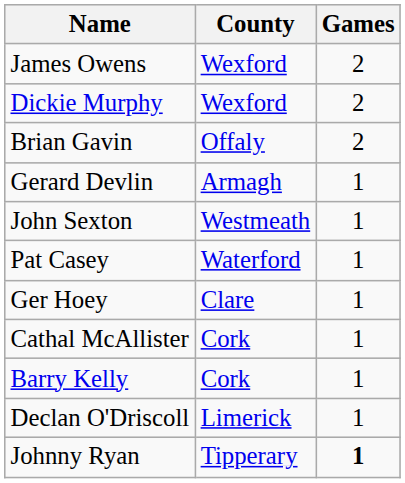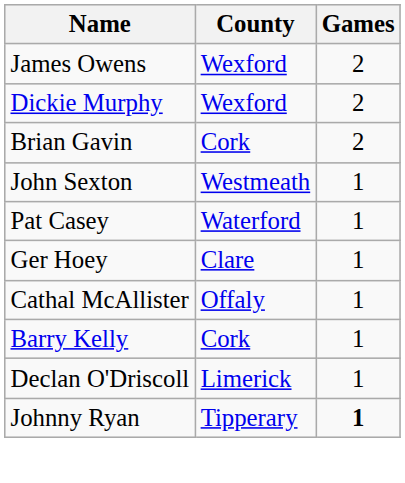(233, 142) Offaly -> (225, 142) Cork
- row: (82, 181)
(225, 338) Cork -> (233, 299) Offaly
